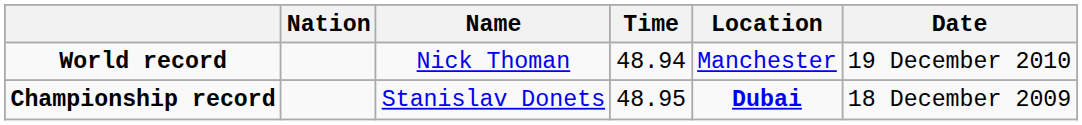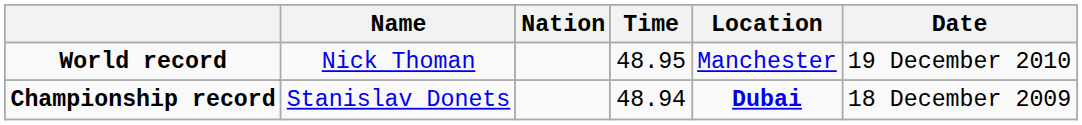columns swapped: (493, 24) <-> (329, 24)
(651, 62) 48.94 -> (651, 62) 48.95
(651, 100) 48.95 -> (651, 100) 48.94
